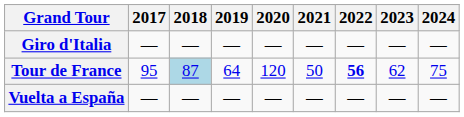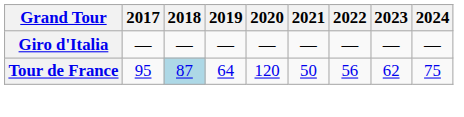(356, 71) bold -> (350, 71) normal
- row: (66, 97)
